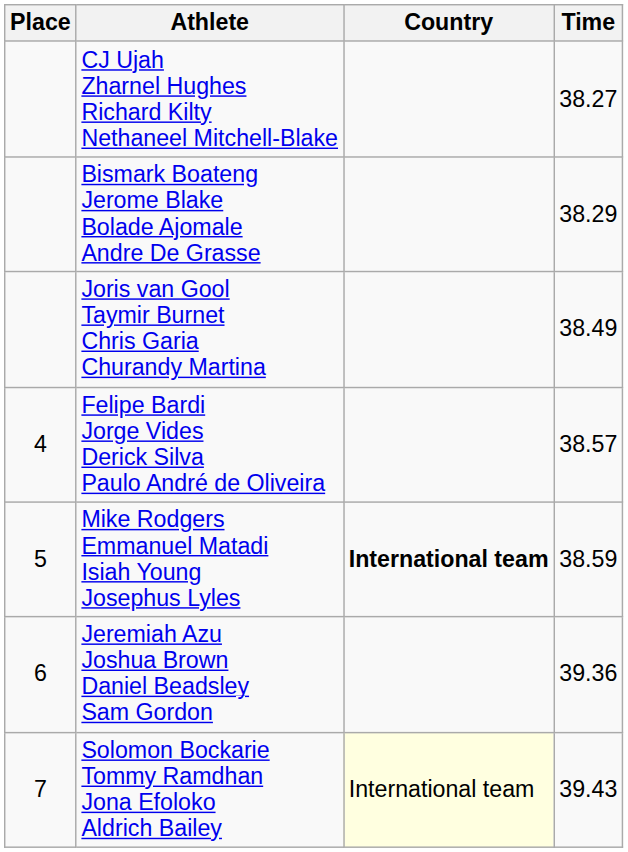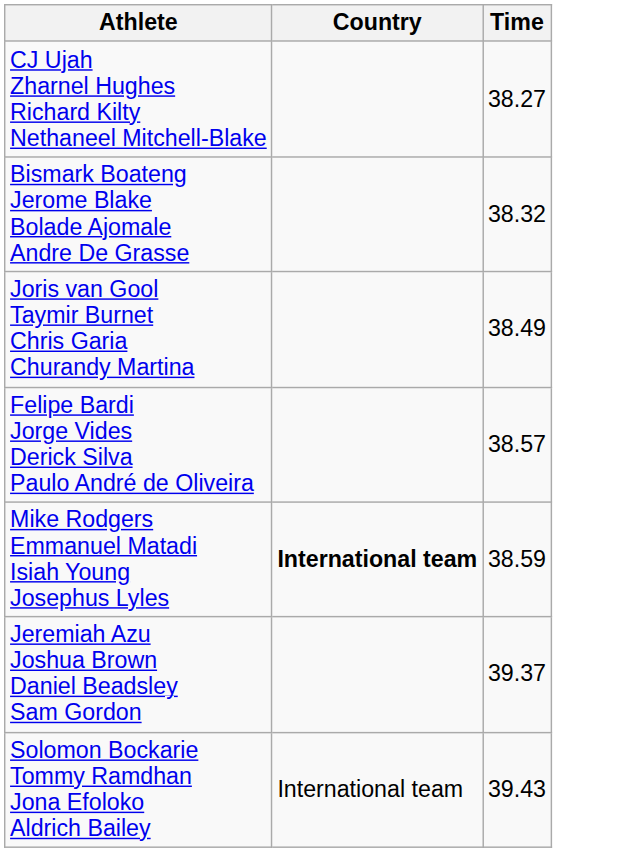- column: (40, 22)
(588, 213) 38.29 -> (517, 213) 38.32
(588, 674) 39.36 -> (517, 674) 39.37
(442, 789) lightyellow background -> (370, 789) no background
